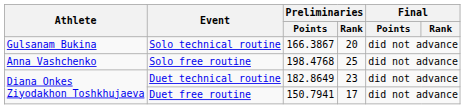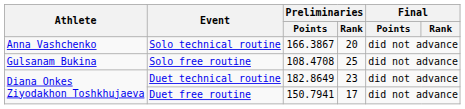(52, 45) Gulsanam Bukina -> (52, 45) Anna Vashchenko
(52, 62) Anna Vashchenko -> (52, 62) Gulsanam Bukina
(310, 62) 198.4768 -> (310, 62) 108.4708
